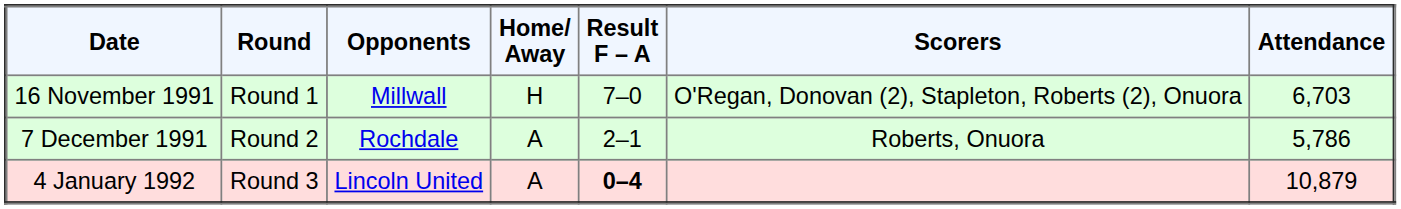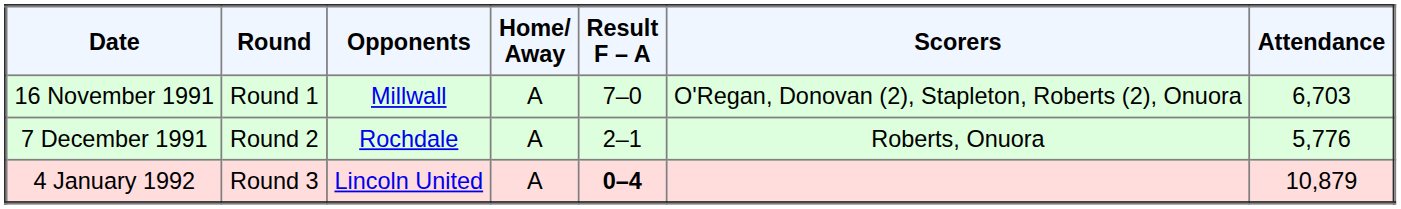(535, 96) H -> (535, 96) A
(1322, 139) 5,786 -> (1322, 139) 5,776
